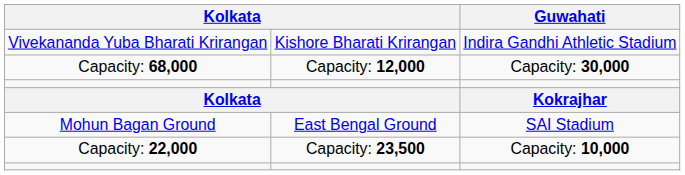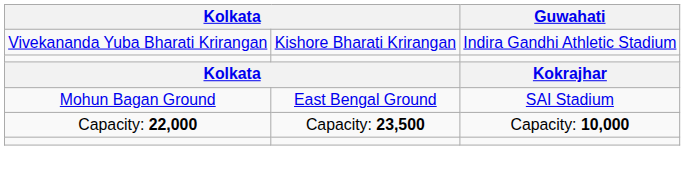- row: (138, 67)
